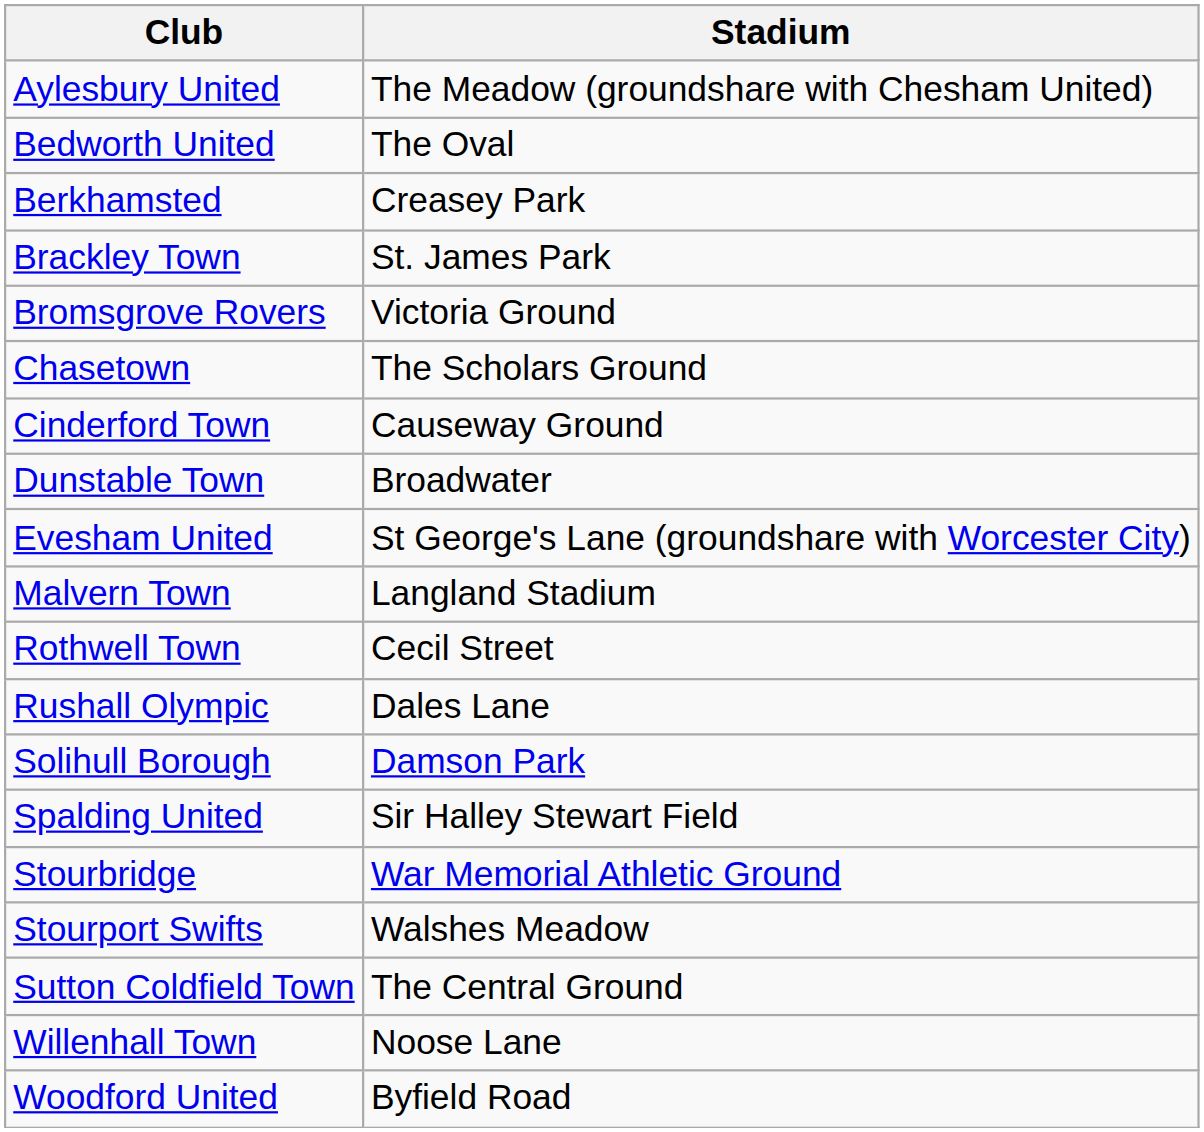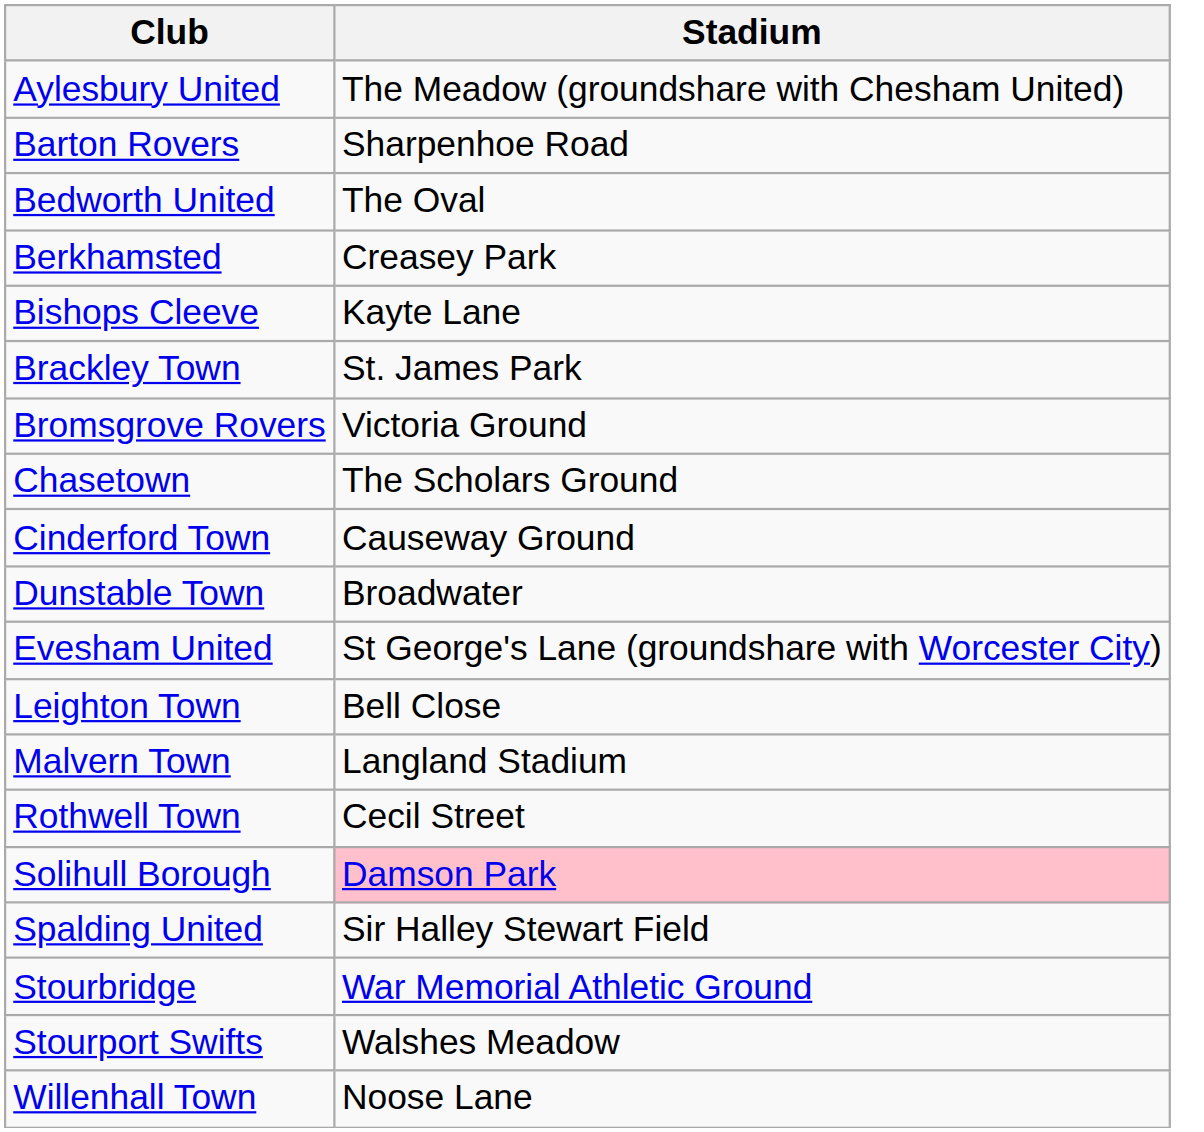+ row: (126, 144)
+ row: (136, 312)
+ row: (127, 705)
- row: (141, 705)
(478, 761) no background -> (449, 873) pink background
- row: (184, 985)
- row: (146, 1098)
